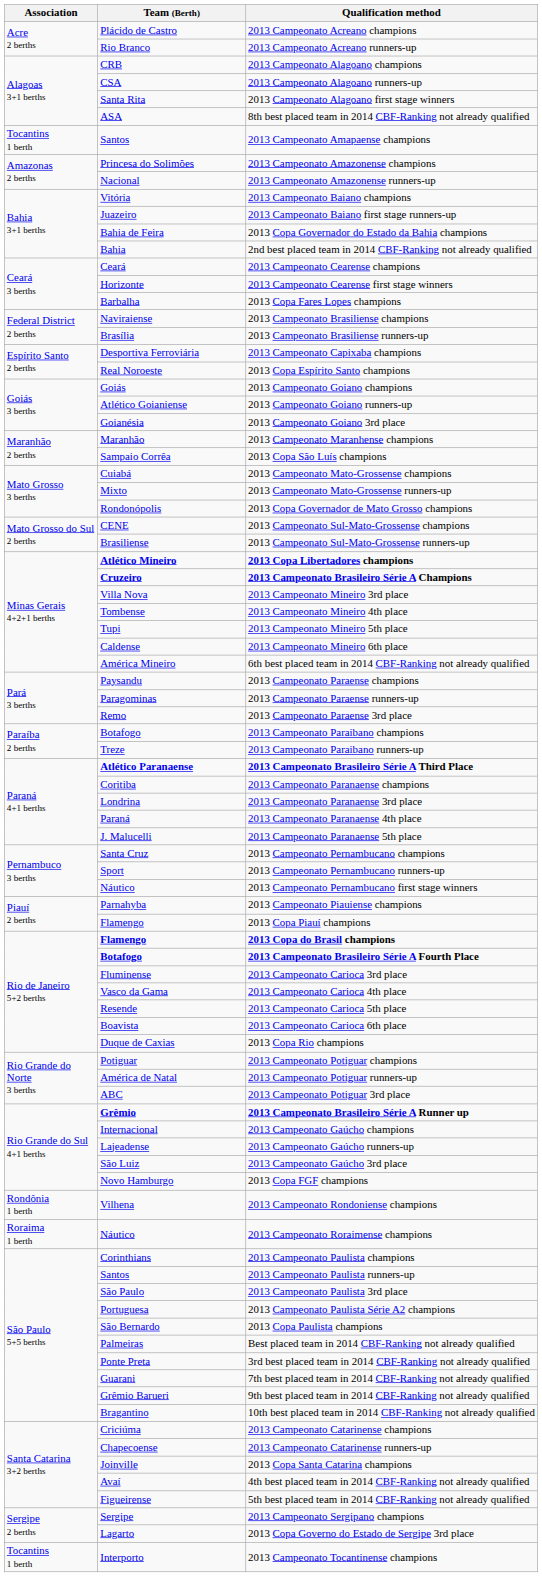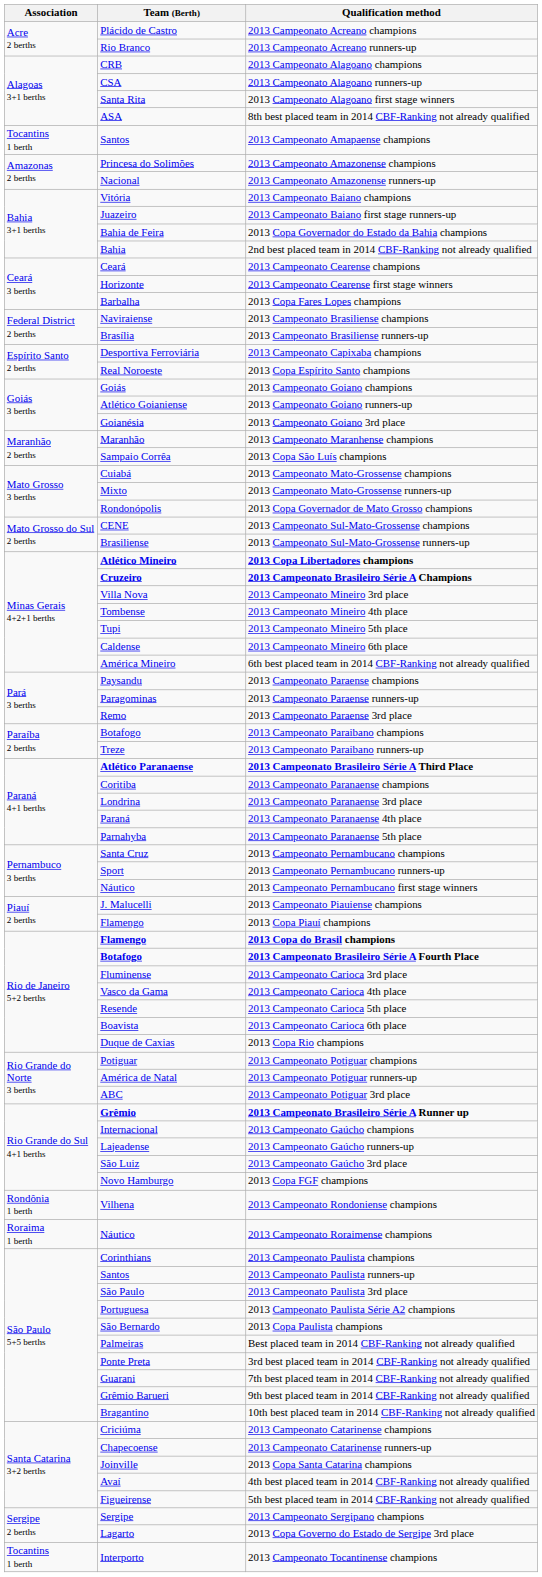(126, 836) J. Malucelli -> (123, 836) Parnahyba
(123, 905) Parnahyba -> (126, 905) J. Malucelli
